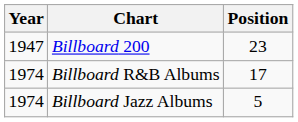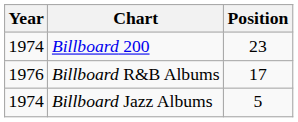(26, 46) 1947 -> (26, 46) 1974
(26, 74) 1974 -> (26, 74) 1976
